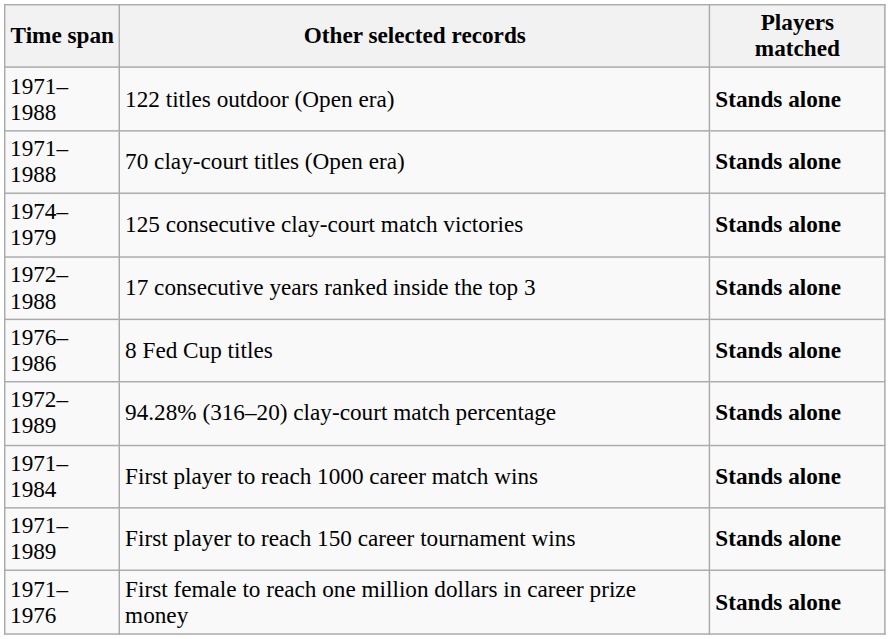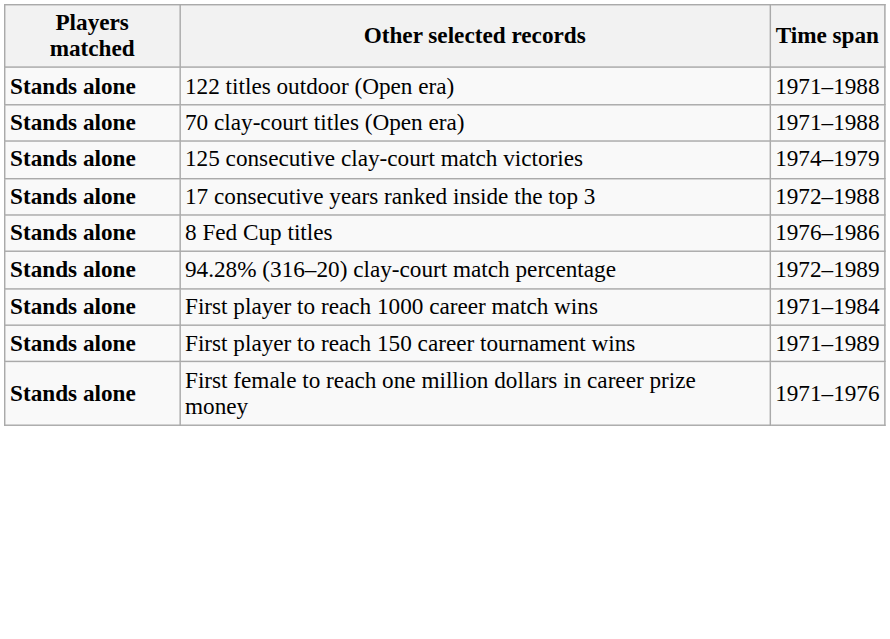columns swapped: (62, 35) <-> (797, 35)
